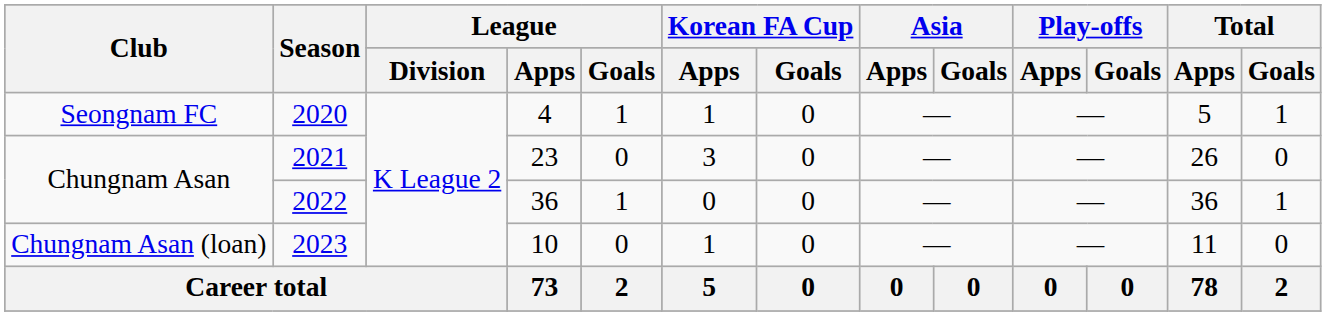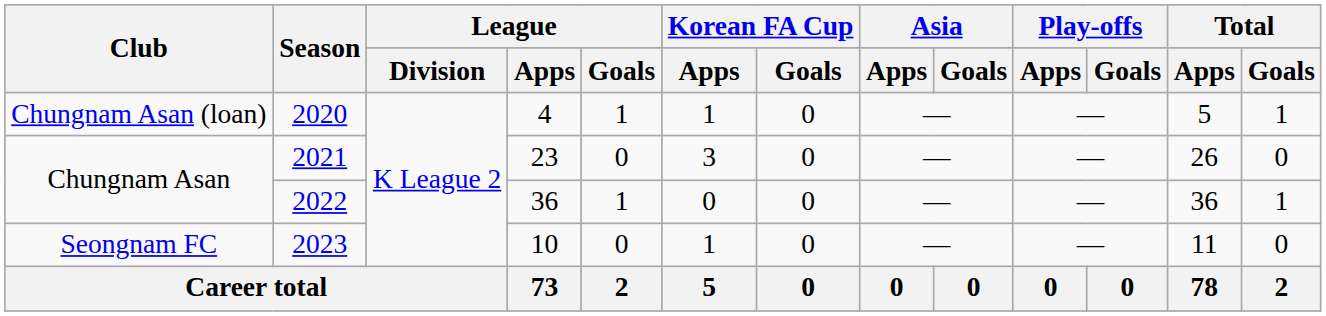(139, 113) Seongnam FC -> (139, 113) Chungnam Asan (loan)
(139, 244) Chungnam Asan (loan) -> (139, 244) Seongnam FC
